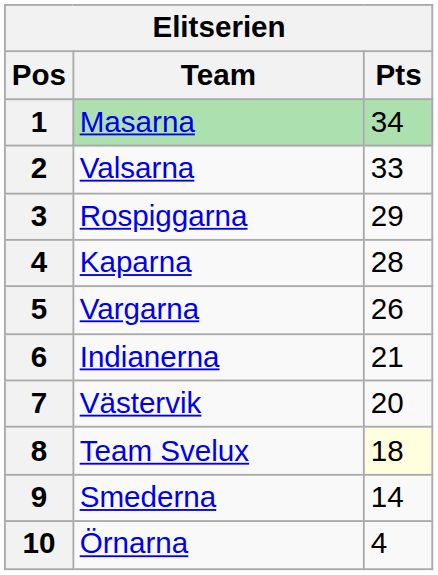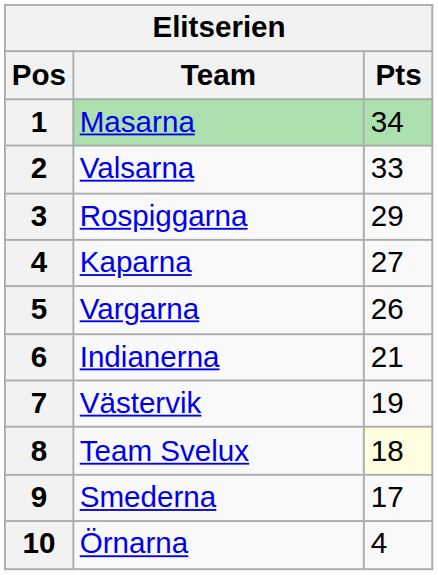(387, 262) 28 -> (387, 262) 27
(387, 403) 20 -> (387, 403) 19
(387, 497) 14 -> (387, 497) 17
